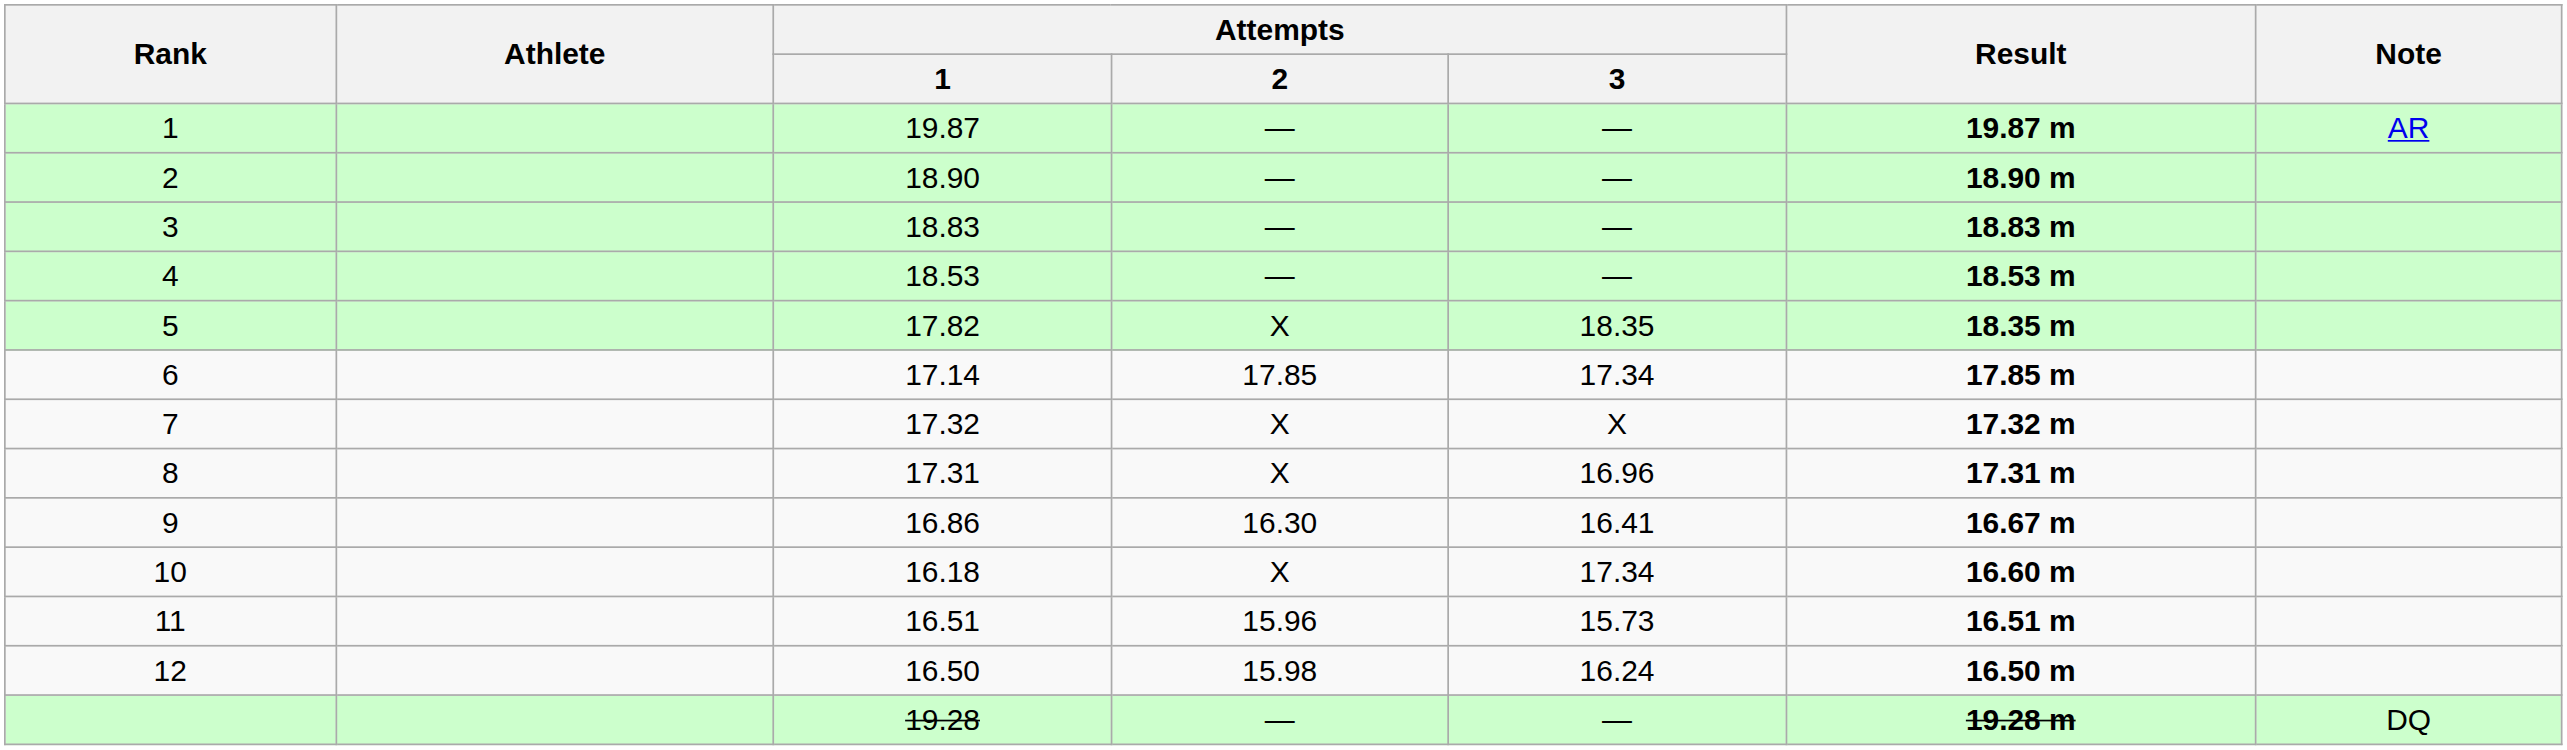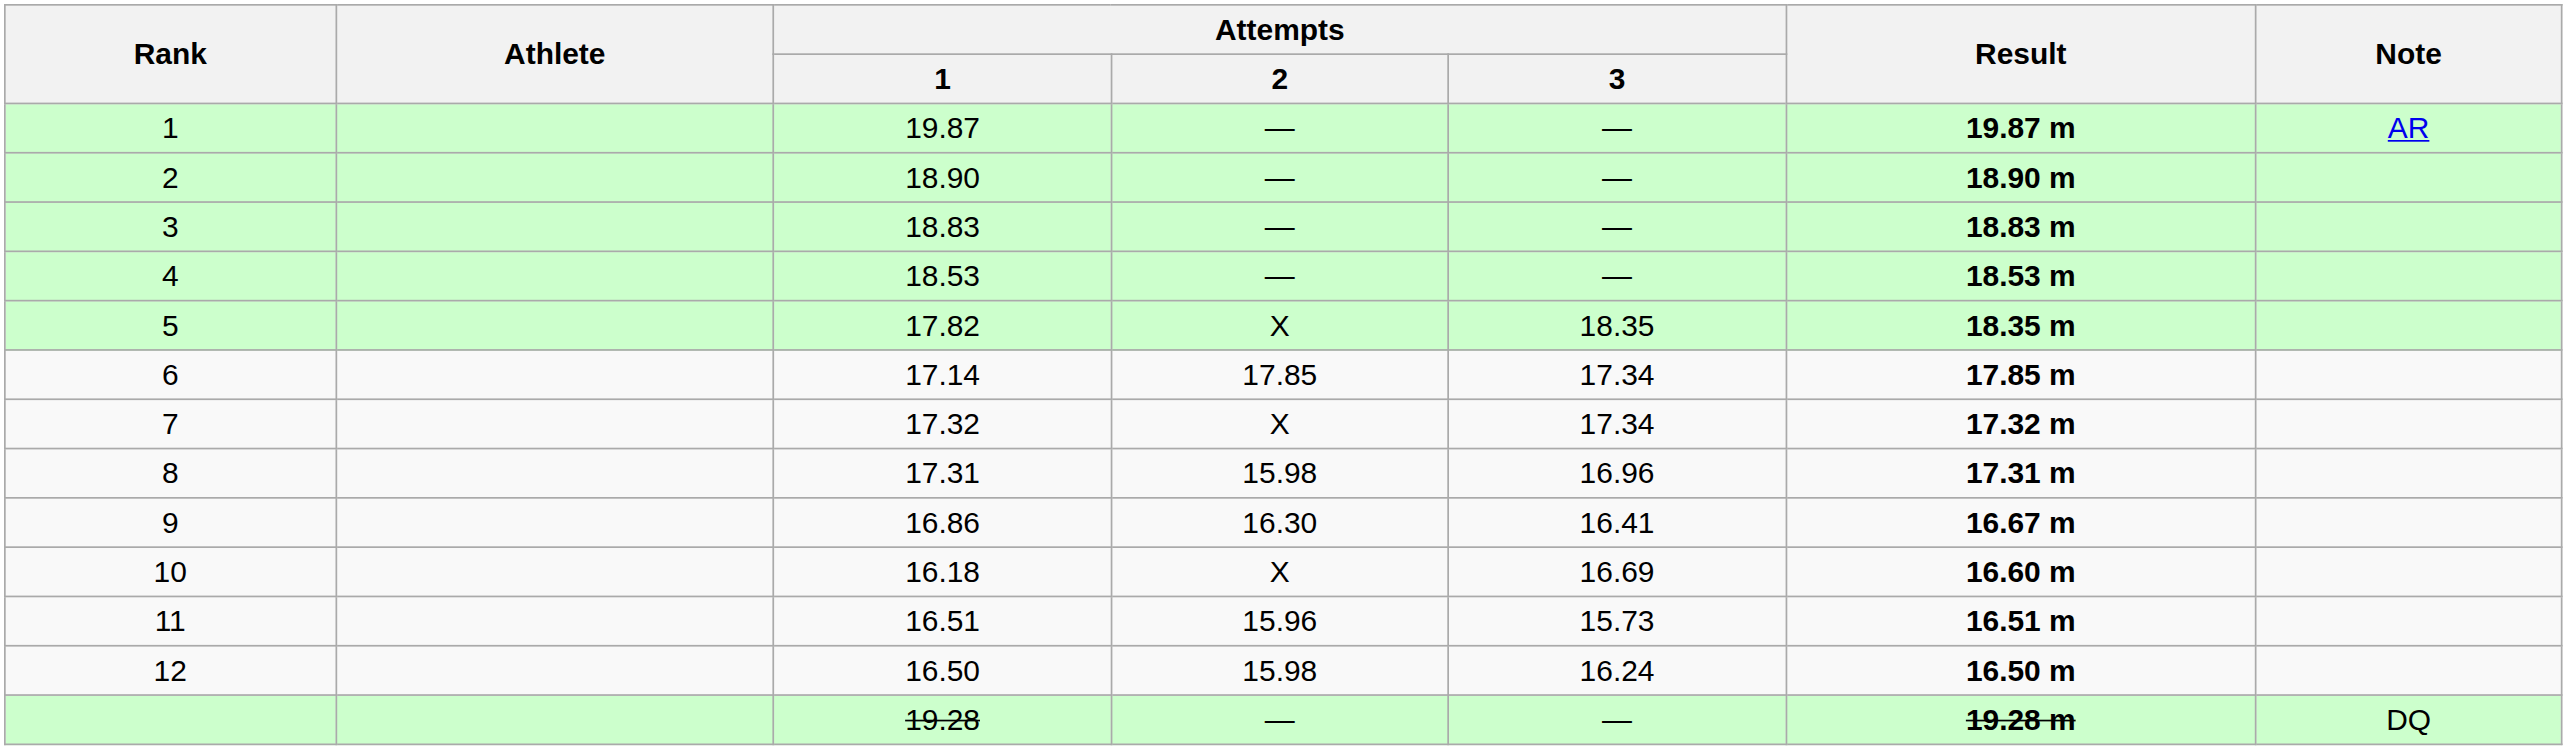(1617, 423) X -> (1617, 423) 17.34
(1280, 472) X -> (1280, 472) 15.98
(1617, 571) 17.34 -> (1617, 571) 16.69
